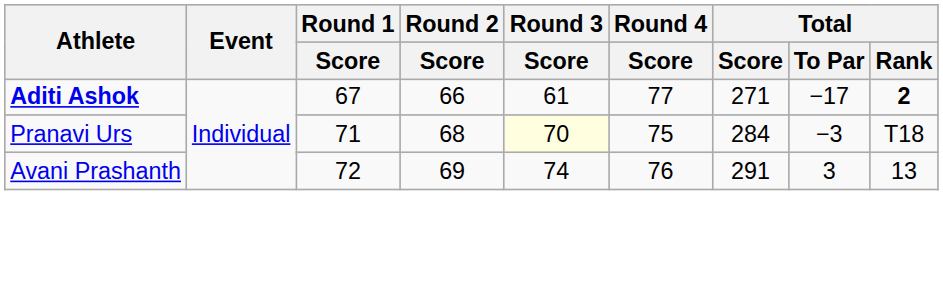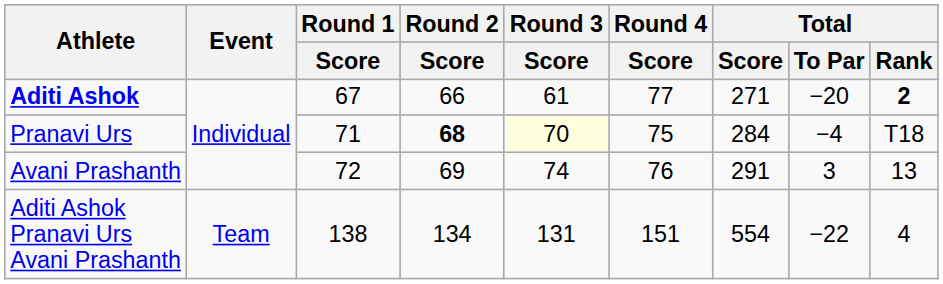(829, 97) −17 -> (829, 97) −20
(452, 134) normal -> (452, 134) bold
(829, 134) −3 -> (829, 134) −4
+ row: (96, 234)
